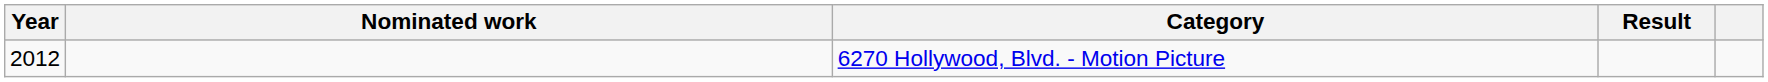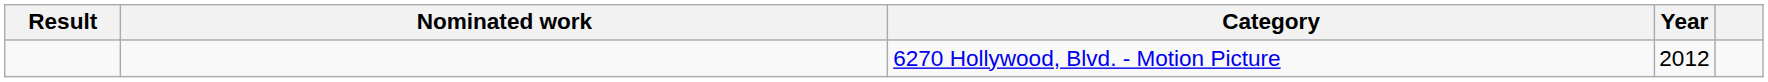columns swapped: (35, 22) <-> (1657, 22)
